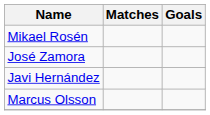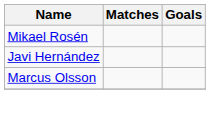- row: (46, 57)
